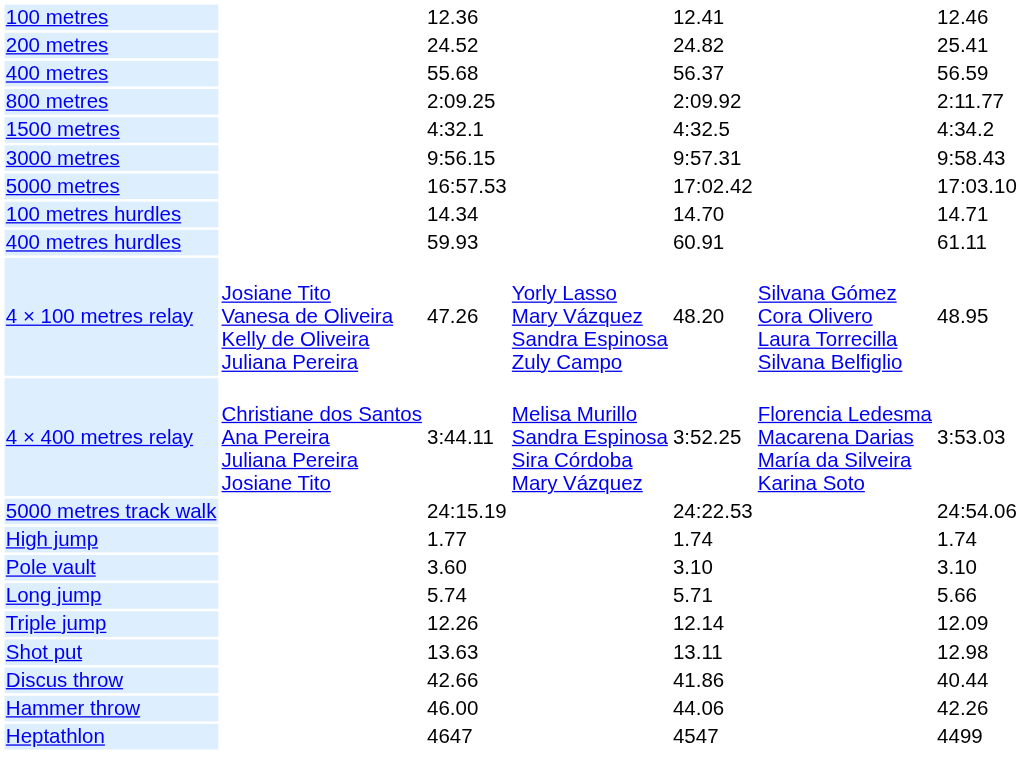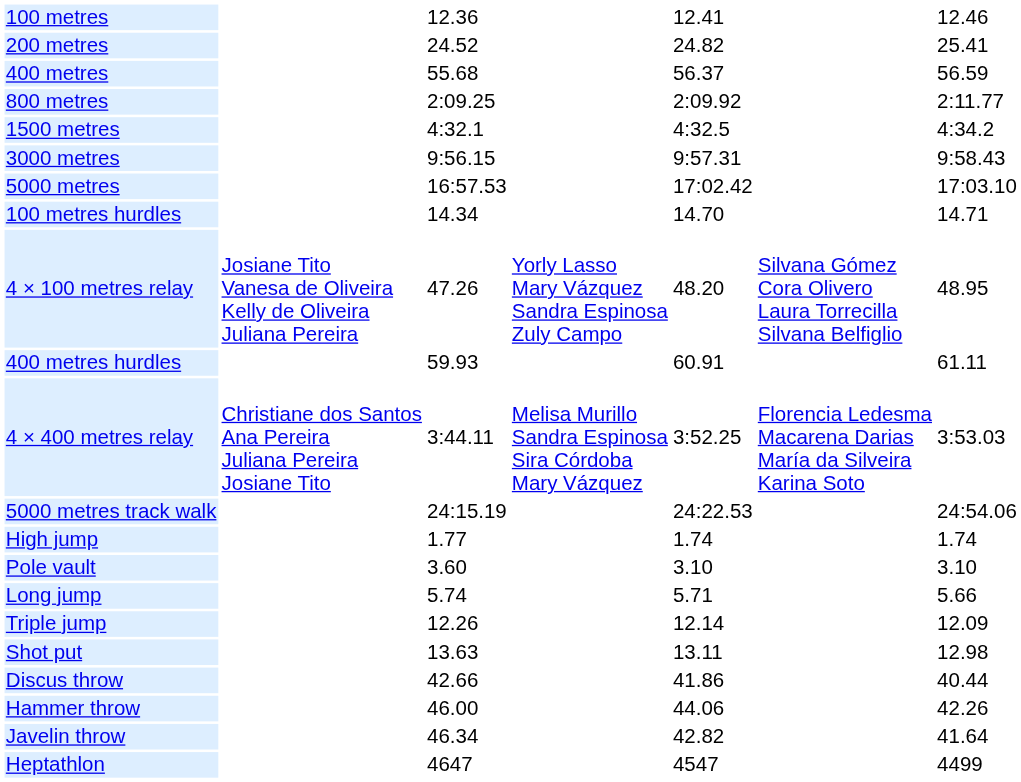rows swapped: (93, 242) <-> (99, 316)
+ row: (66, 736)
